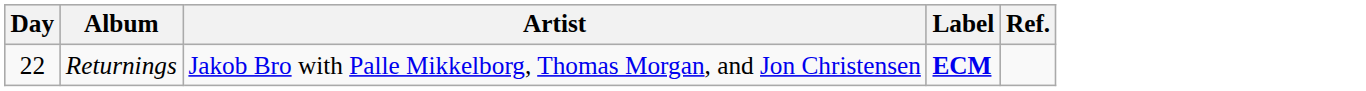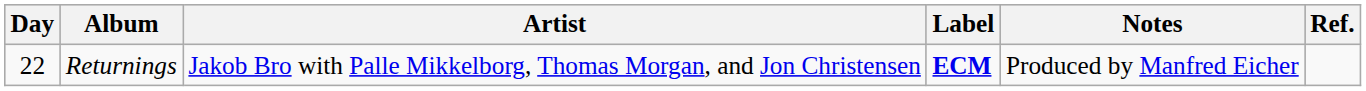+ column: (1152, 24)
